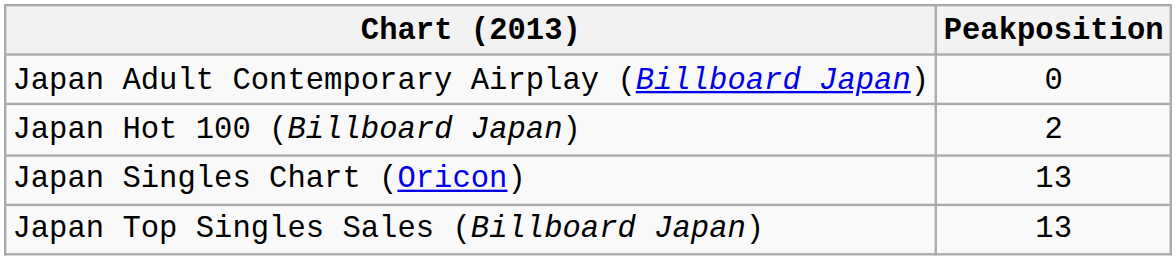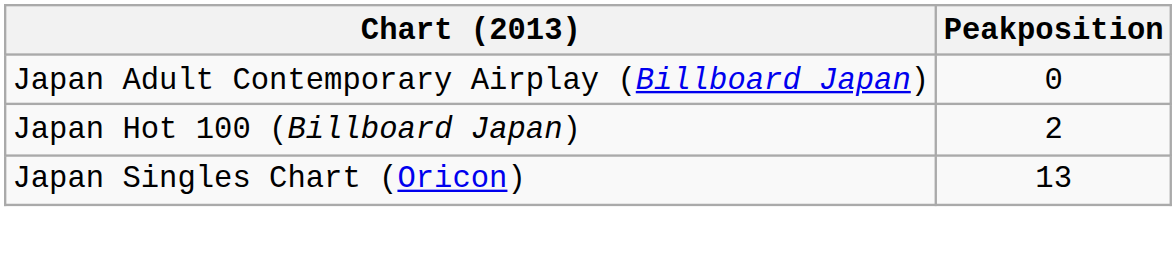- row: (388, 229)
